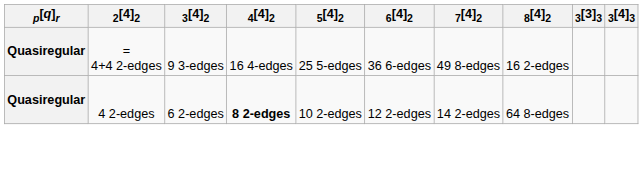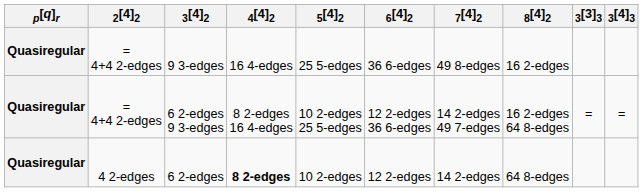+ row: (196, 121)
